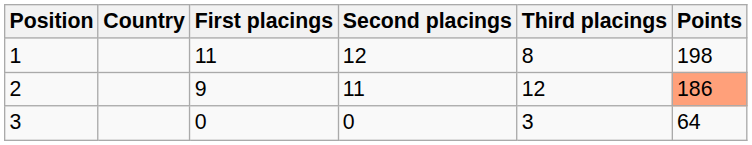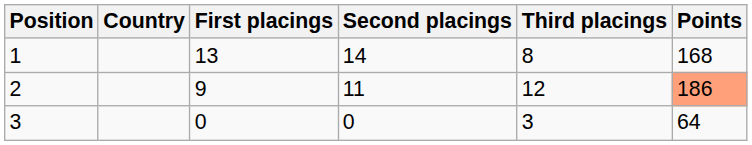(206, 55) 11 -> (207, 55) 13
(355, 55) 12 -> (355, 55) 14
(695, 55) 198 -> (695, 55) 168
